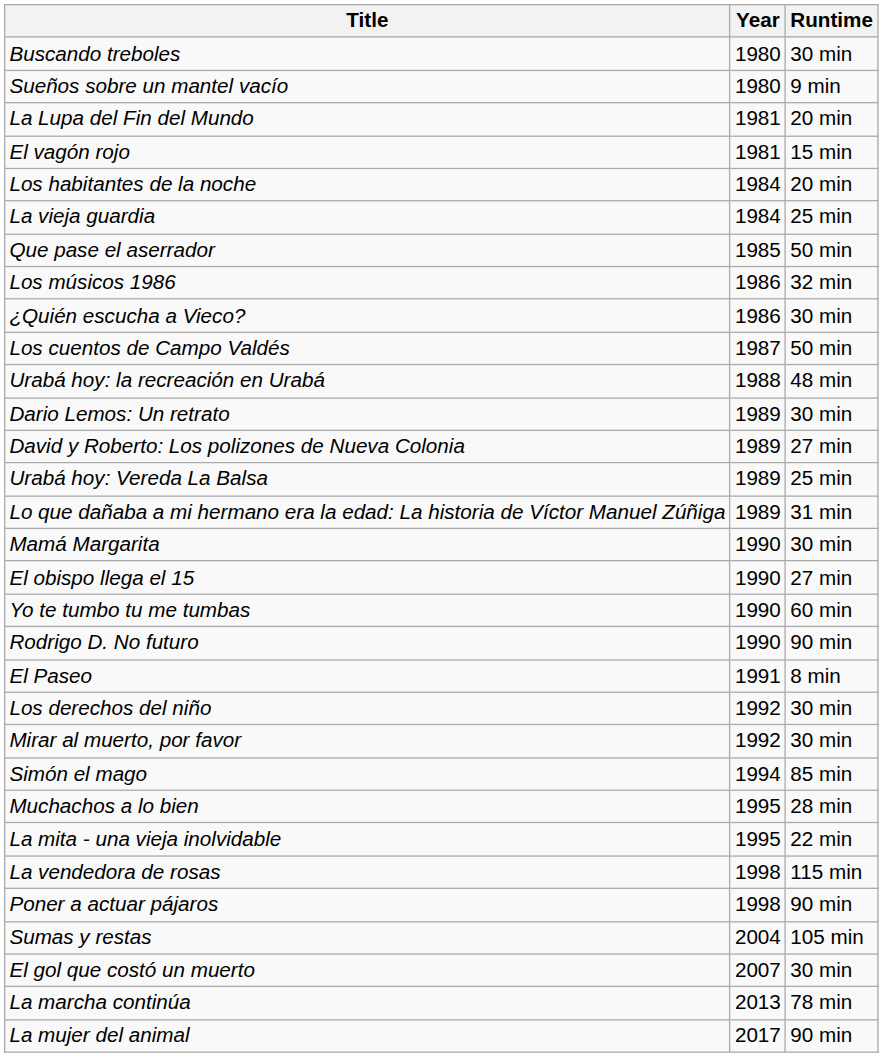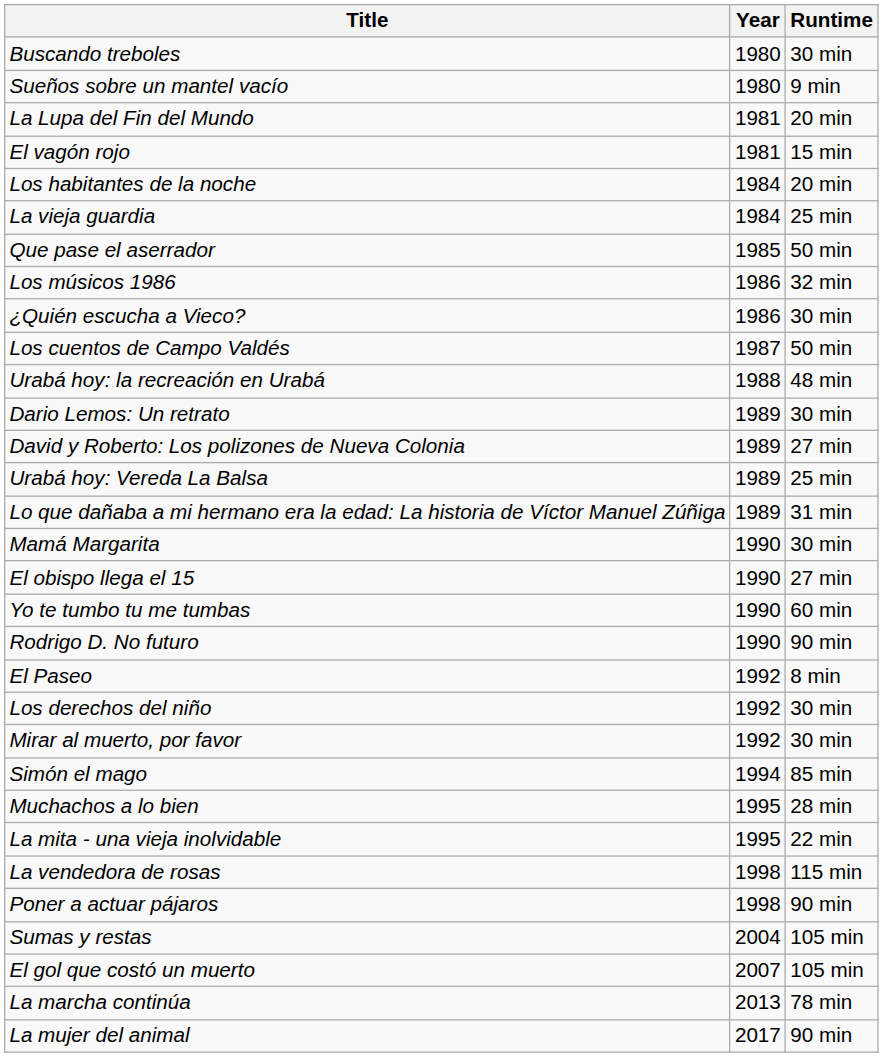(758, 675) 1991 -> (758, 675) 1992
(821, 970) 30 min -> (827, 970) 105 min
